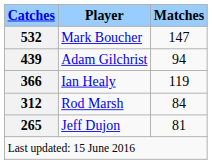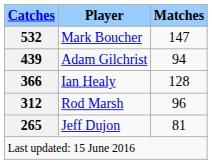(179, 81) 119 -> (179, 81) 128
(179, 103) 84 -> (179, 103) 96
